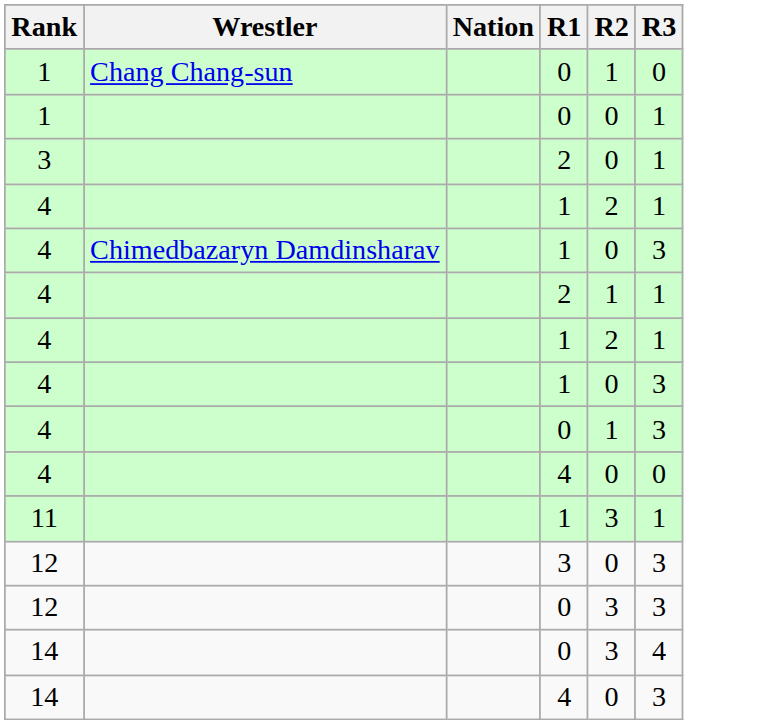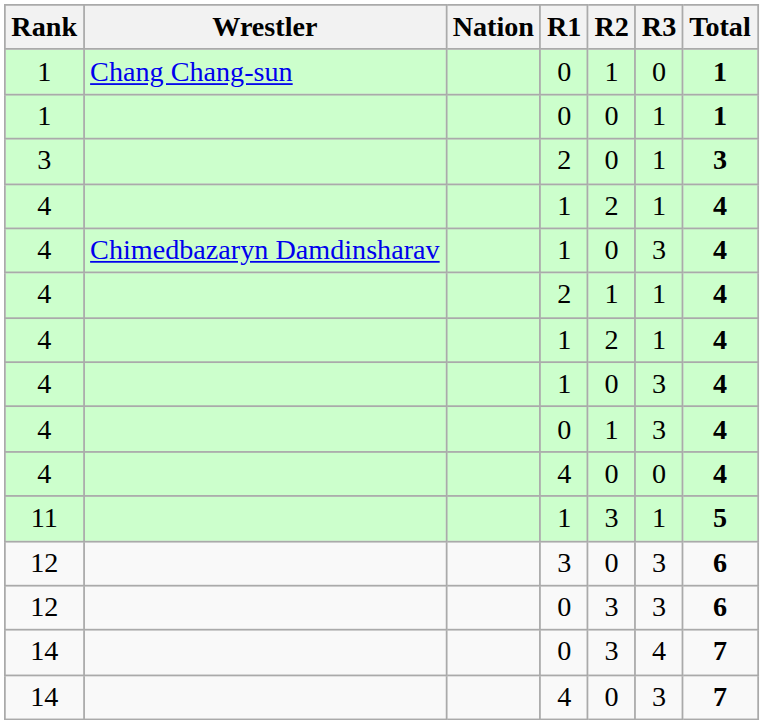+ column: (720, 26)
